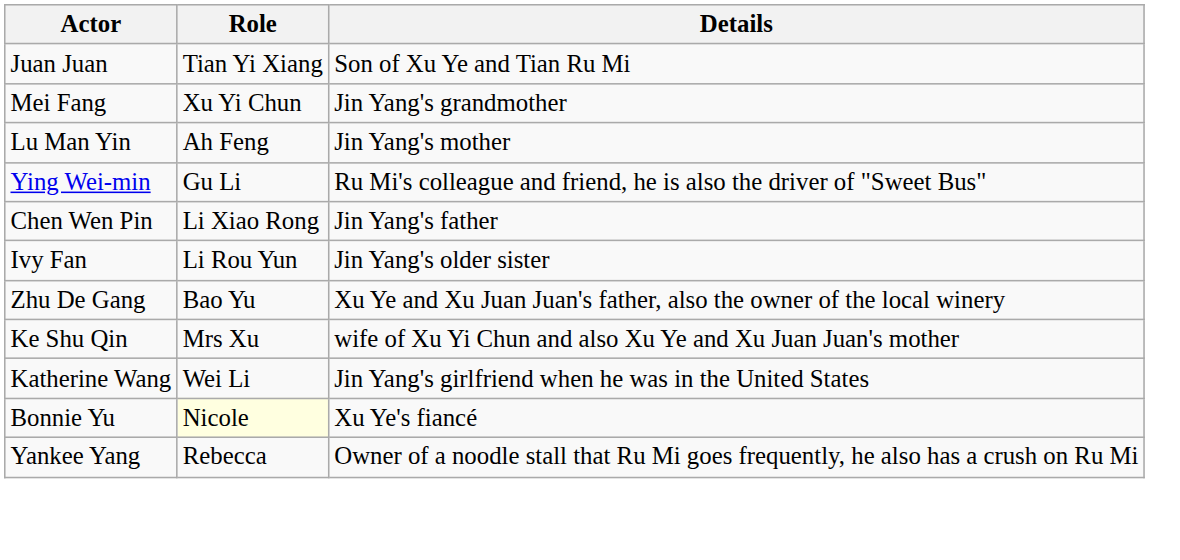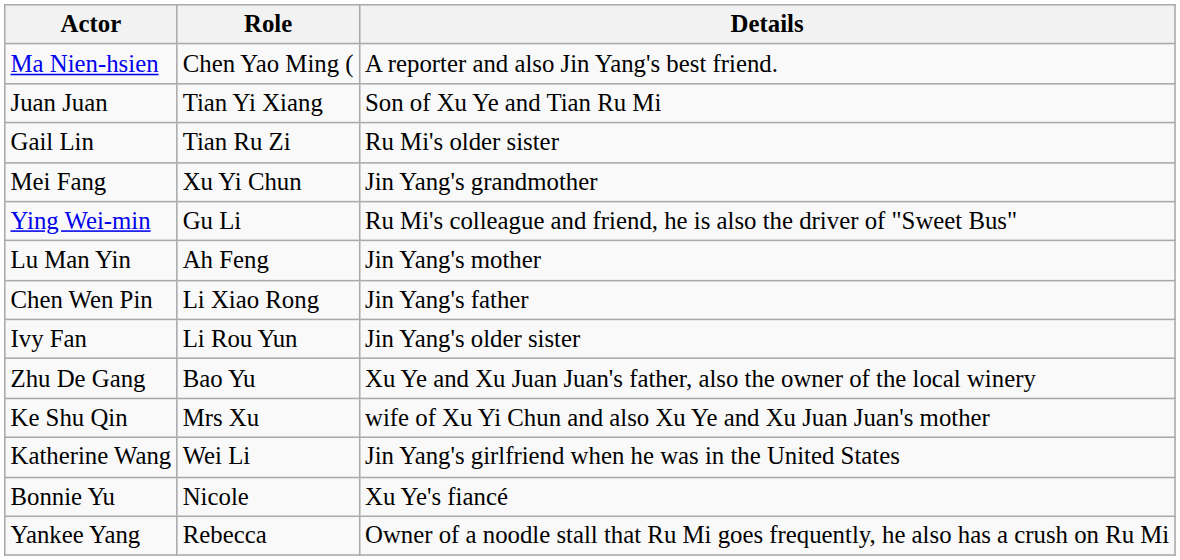+ row: (85, 63)
+ row: (52, 142)
rows swapped: (81, 181) <-> (71, 142)
(216, 417) lightyellow background -> (216, 496) no background
